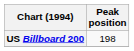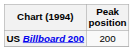(108, 38) 198 -> (108, 38) 200
